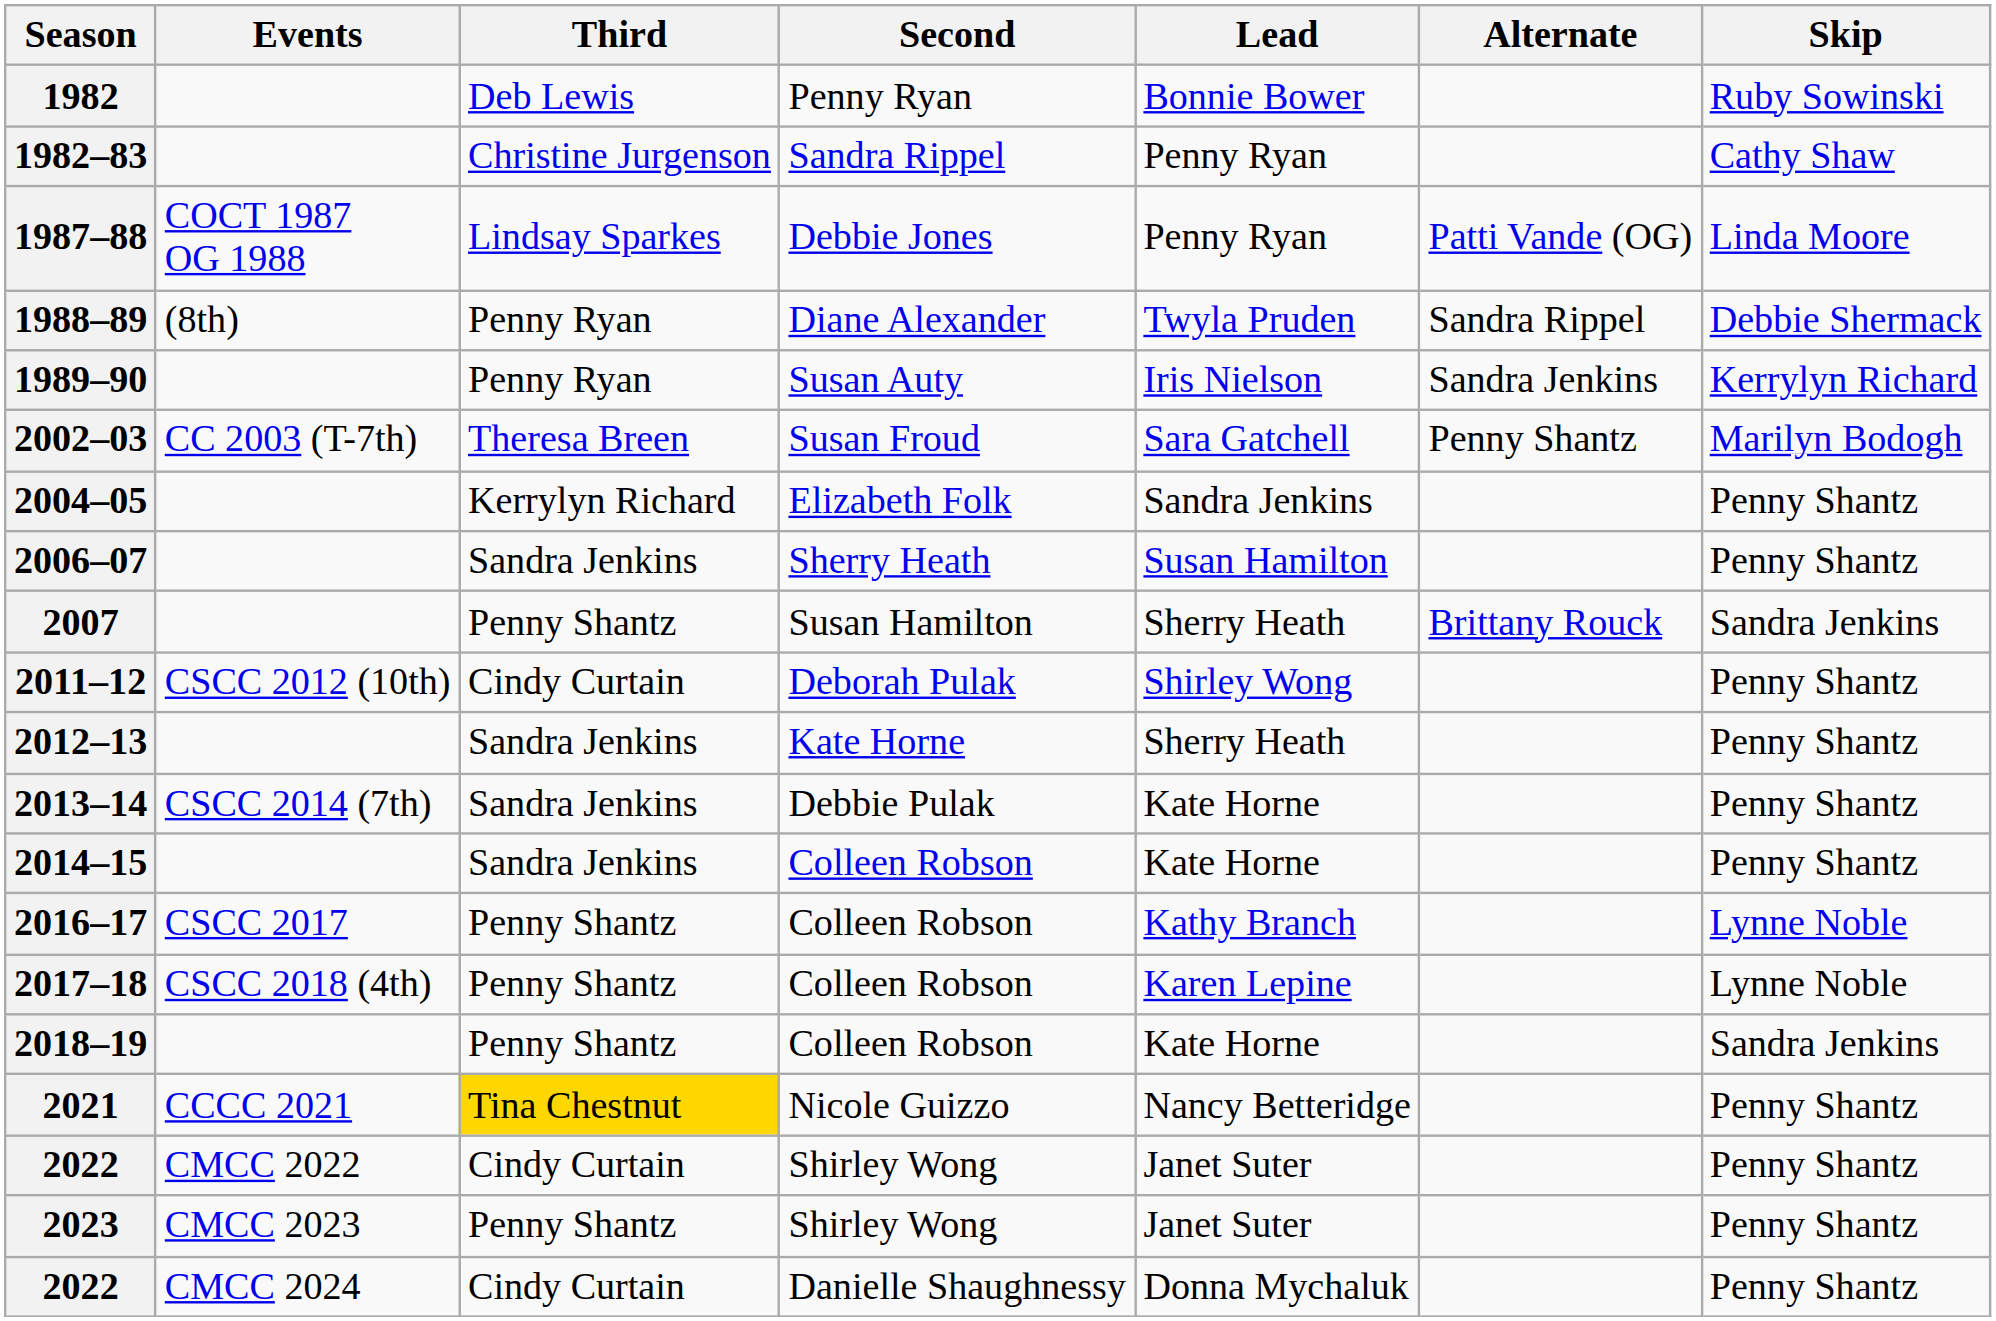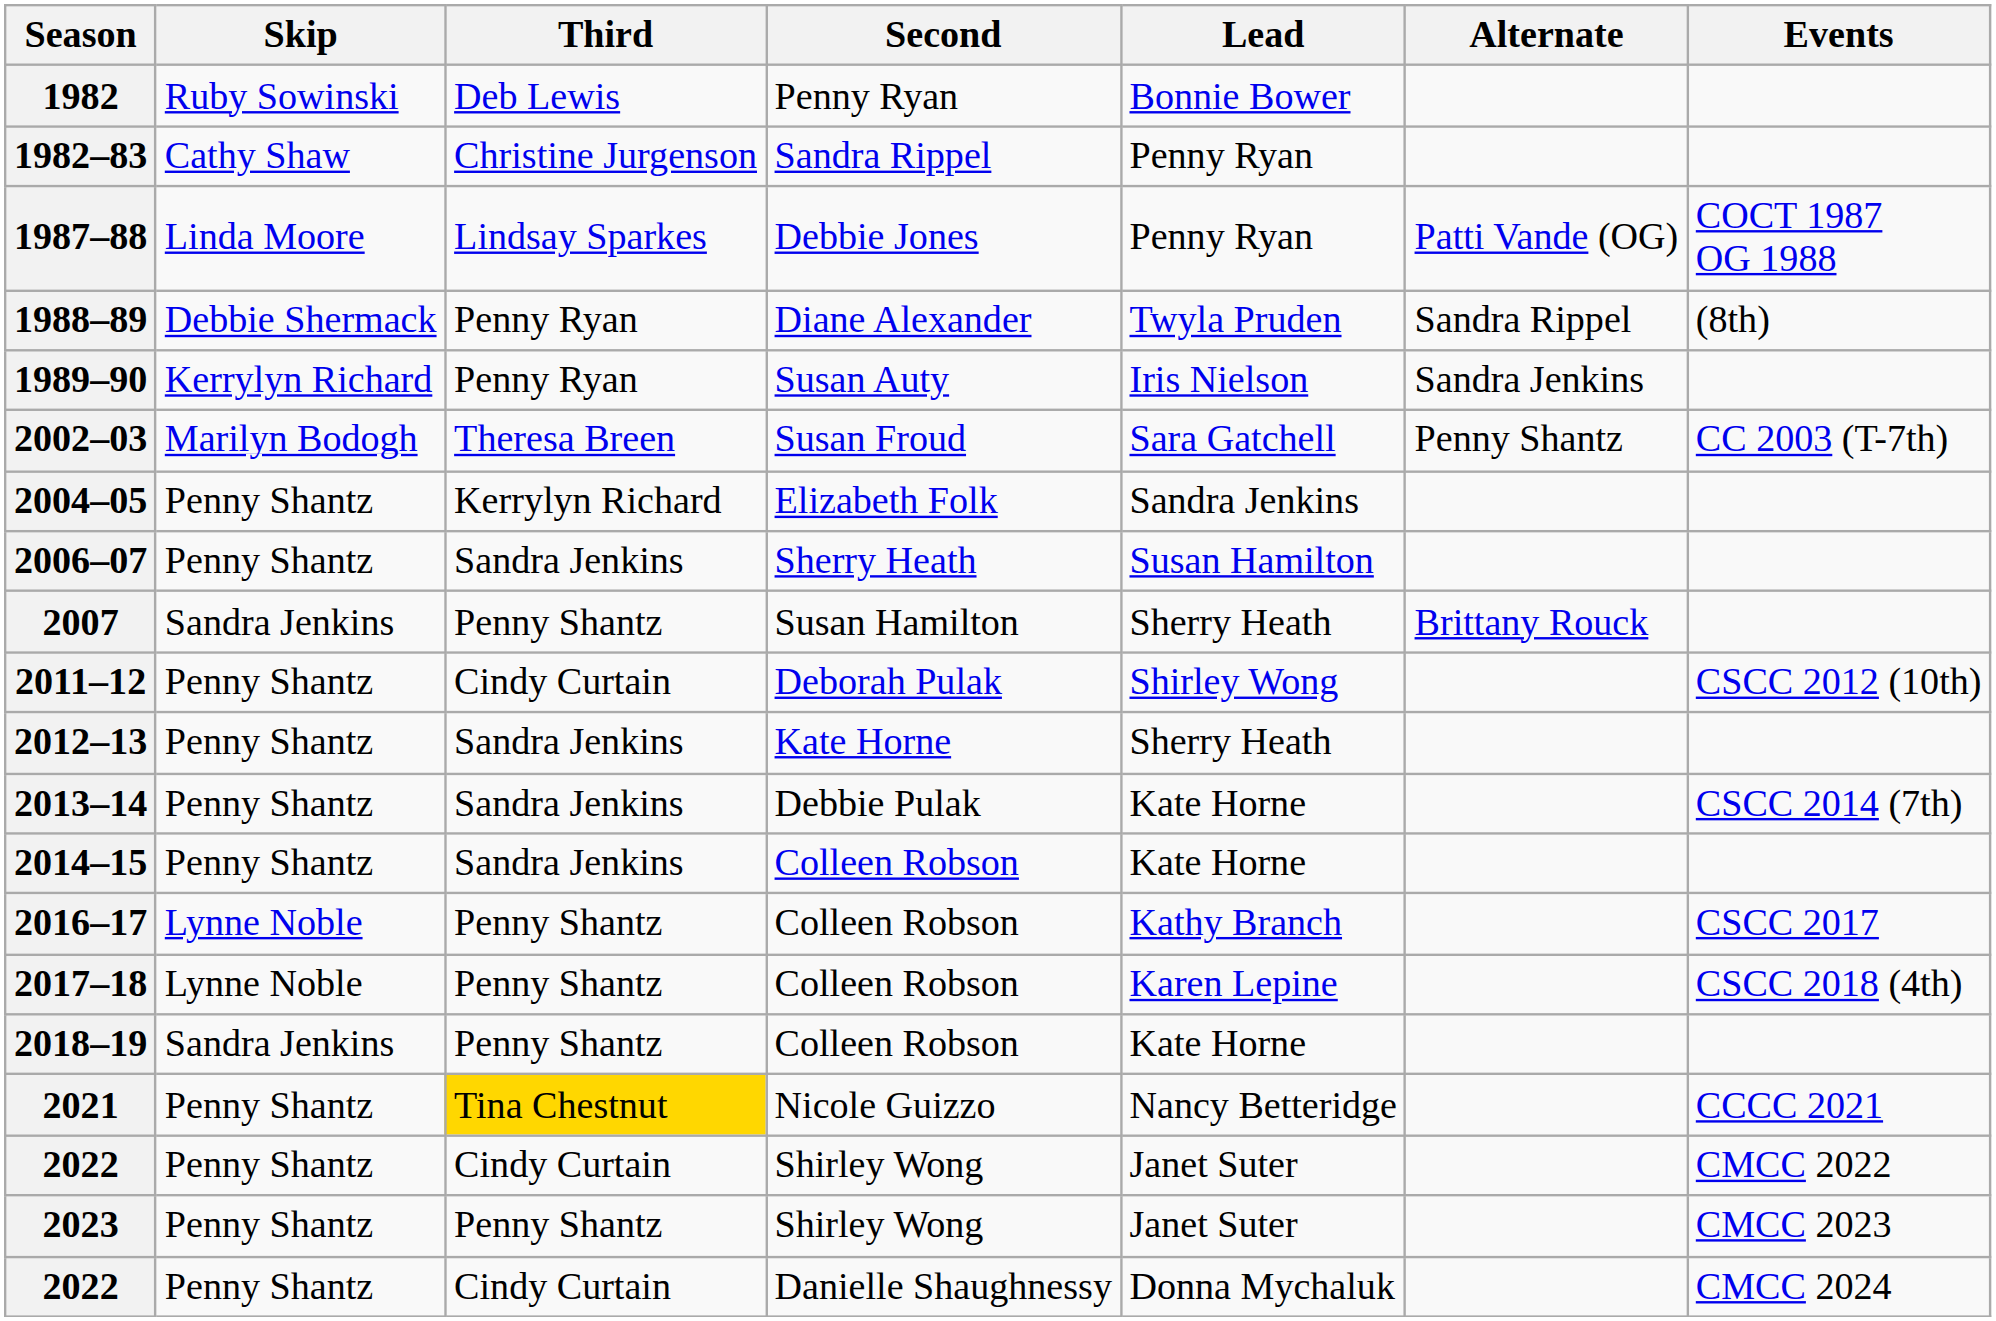columns swapped: (1846, 34) <-> (308, 34)
